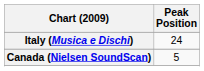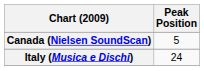rows swapped: (79, 57) <-> (79, 40)
